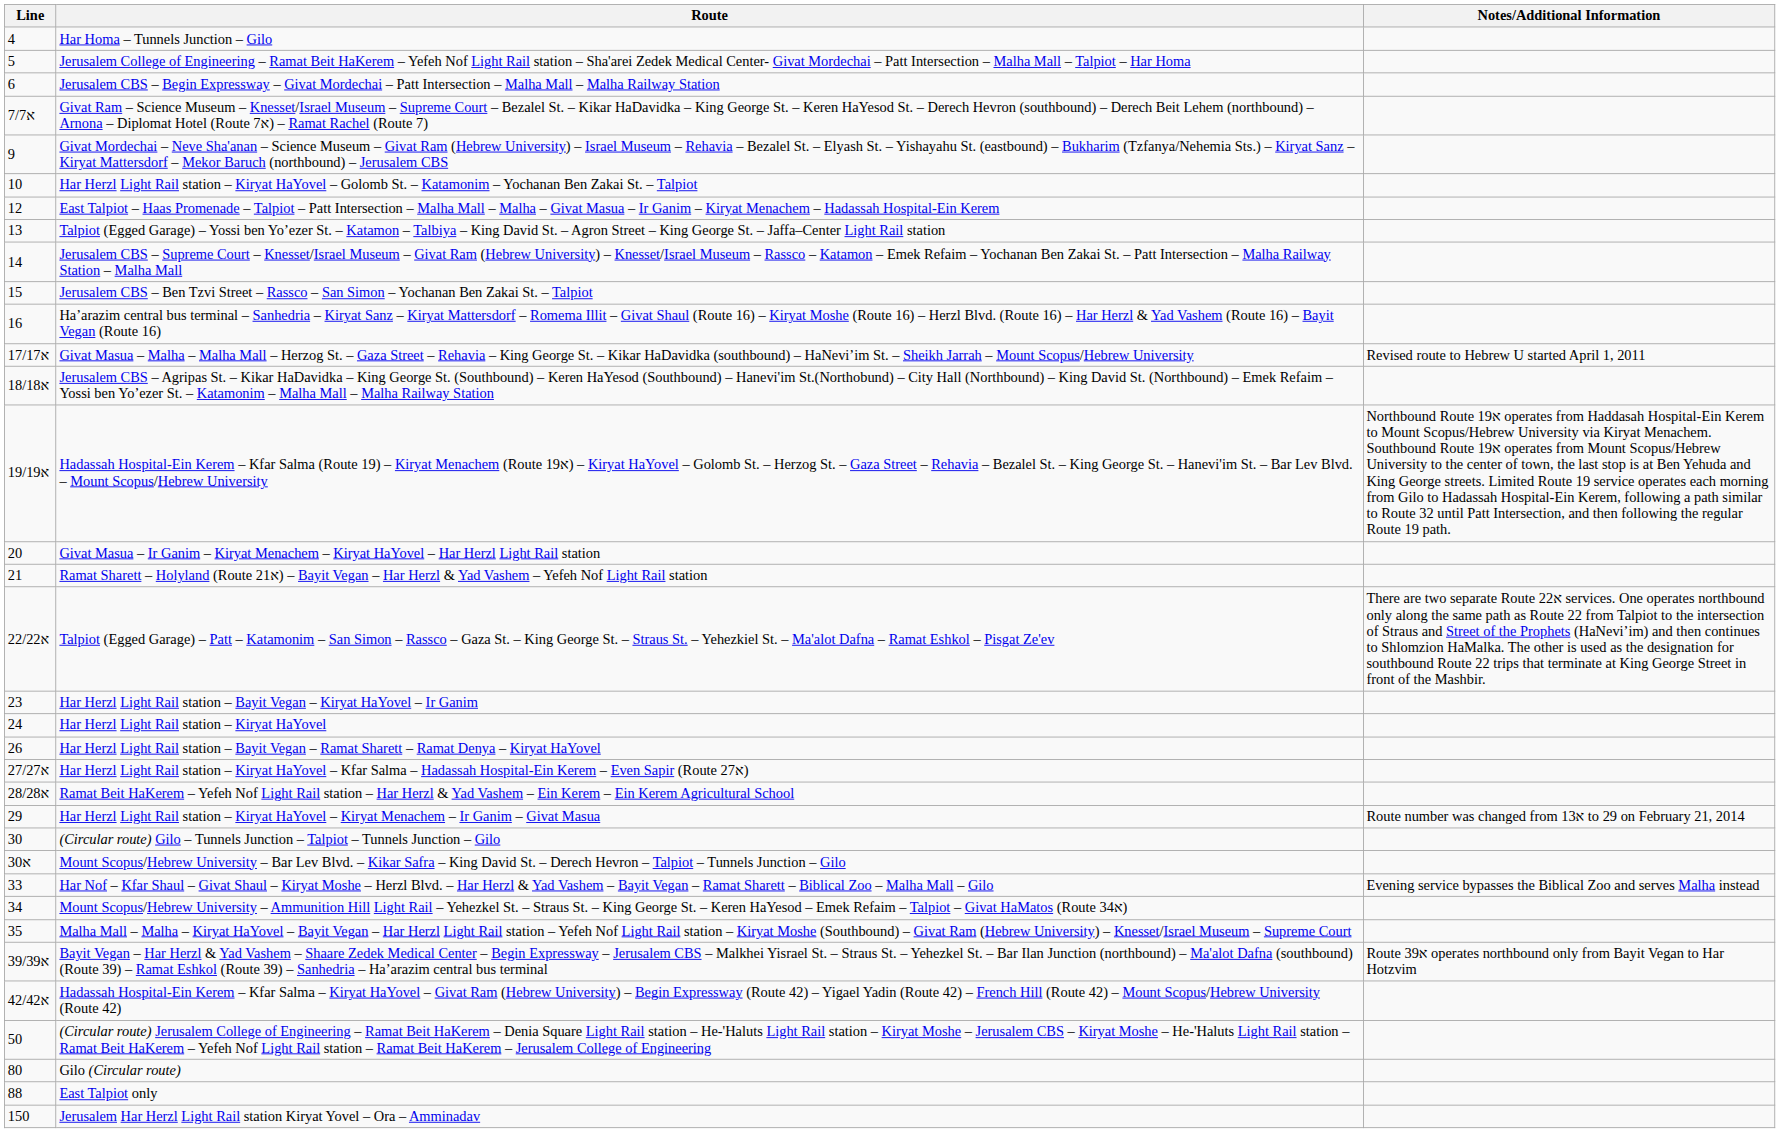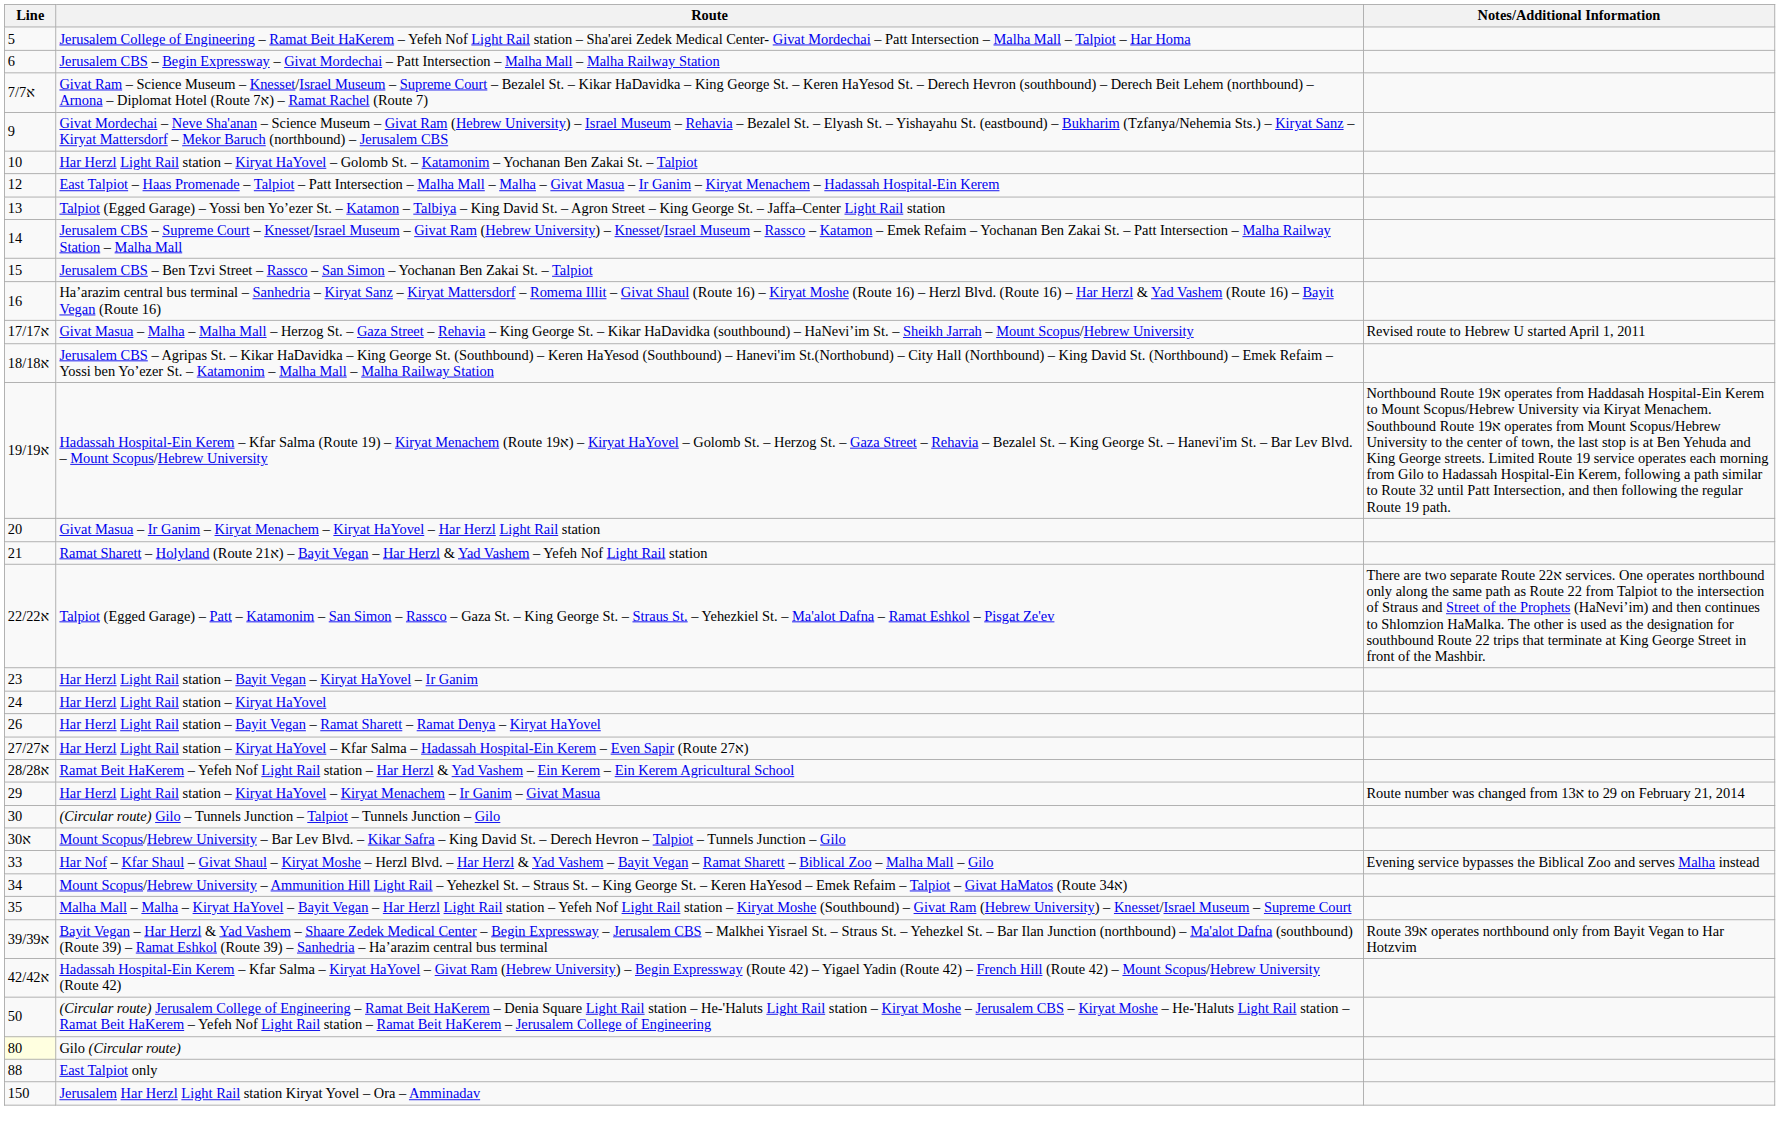- row: (166, 38)
(15, 1070) no background -> (15, 1047) lightyellow background
